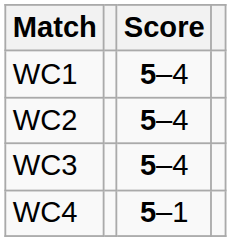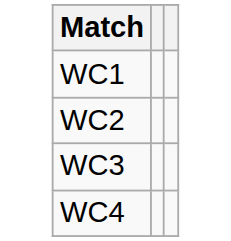- column: (164, 27)
